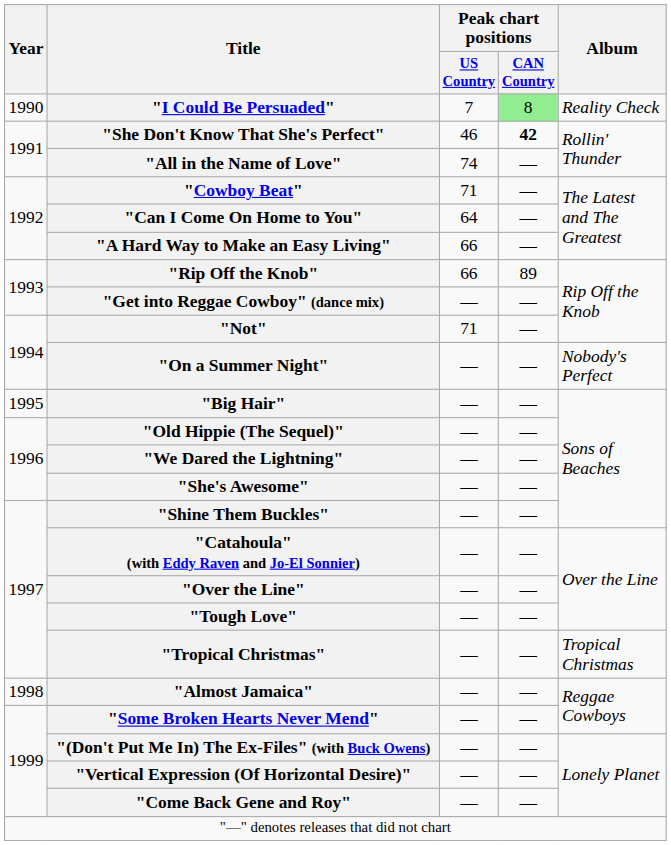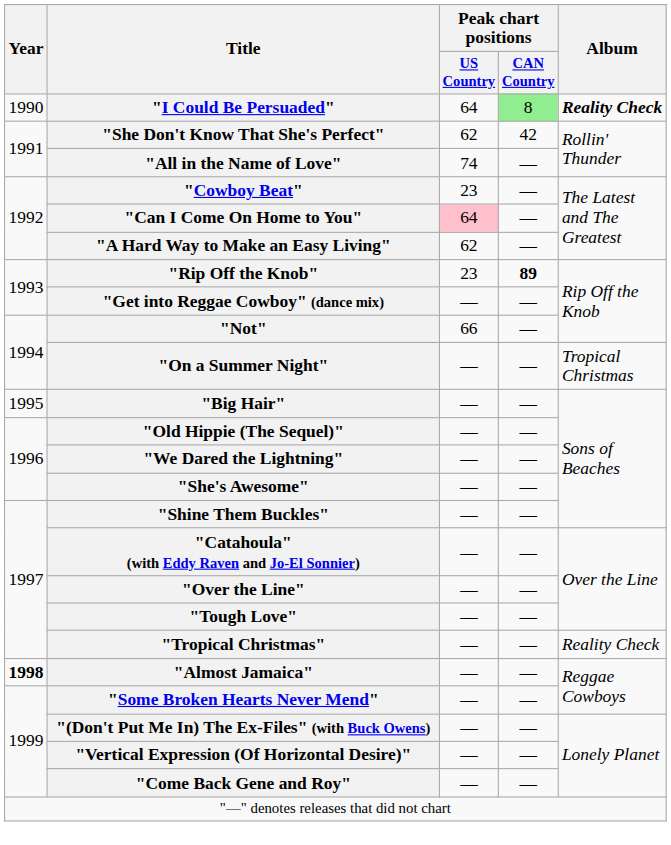(469, 107) 7 -> (469, 107) 64
(611, 107) normal -> (612, 107) bold
(469, 135) 46 -> (469, 135) 62
(528, 135) bold -> (528, 135) normal
(469, 190) 71 -> (469, 190) 23
(469, 218) no background -> (469, 218) pink background
(469, 245) 66 -> (469, 245) 62
(469, 273) 66 -> (469, 273) 23
(528, 273) normal -> (528, 273) bold
(469, 328) 71 -> (469, 328) 66
(594, 366) Nobody's Perfect -> (598, 366) Tropical Christmas
(598, 654) Tropical Christmas -> (611, 644) Reality Check
(26, 691) normal -> (26, 672) bold
